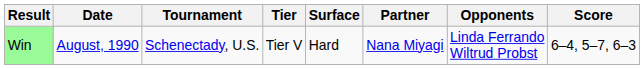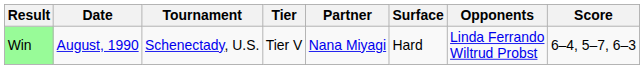columns swapped: (334, 15) <-> (405, 15)
